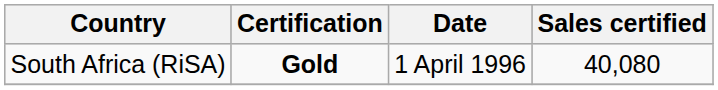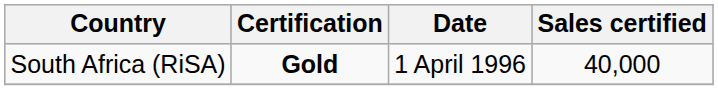(622, 63) 40,080 -> (622, 63) 40,000
